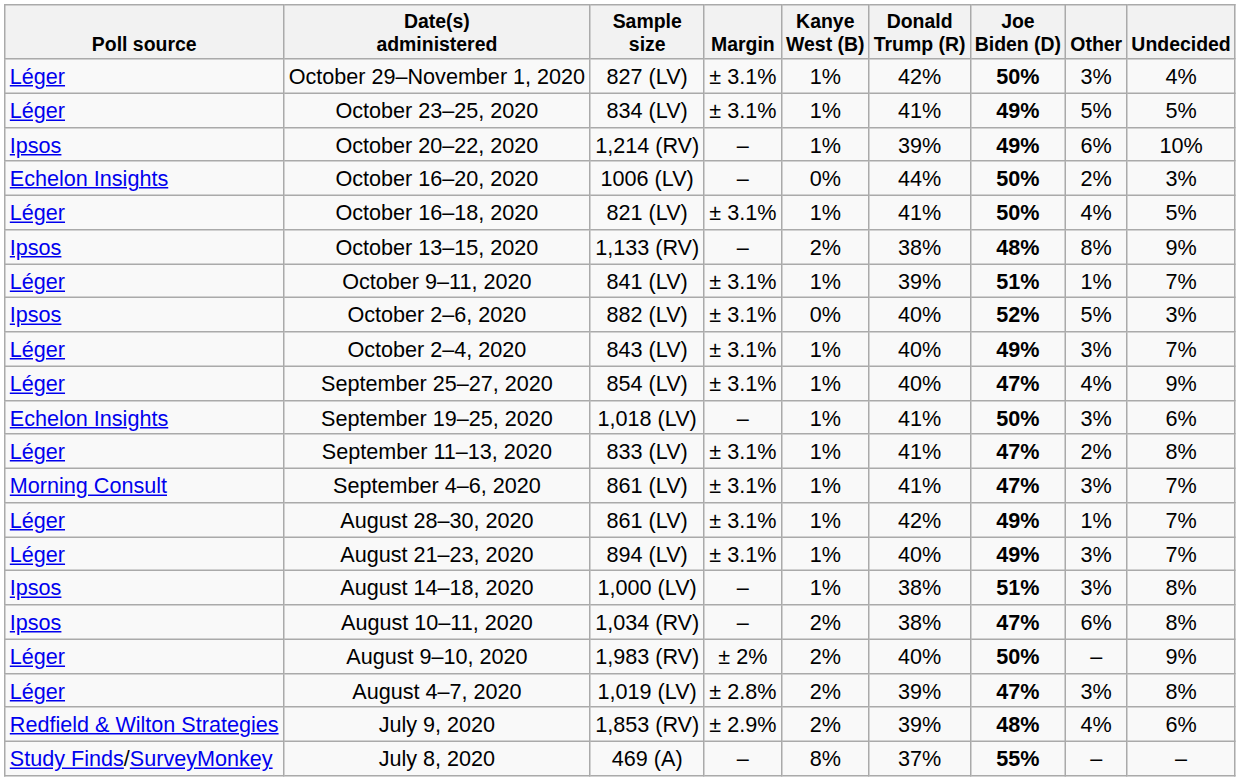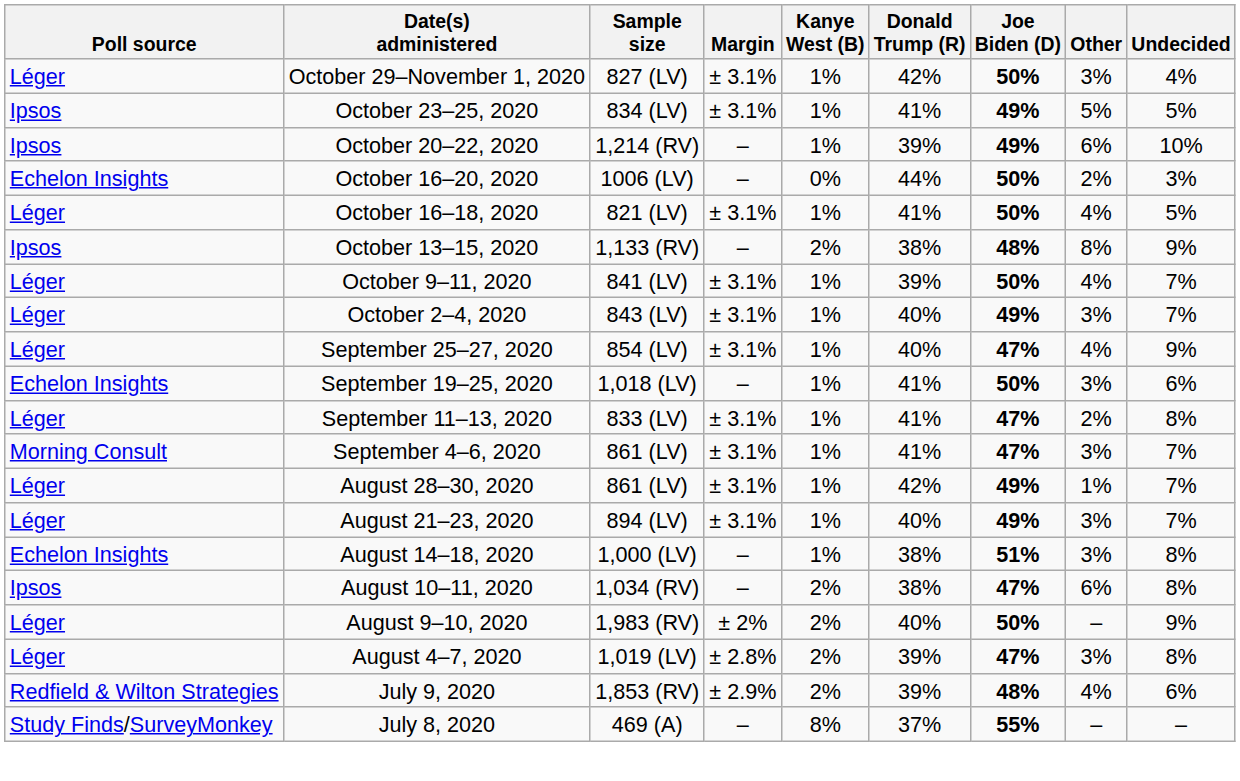(37, 111) Léger -> (36, 111) Ipsos
(1018, 281) 51% -> (1018, 281) 50%
(1096, 281) 1% -> (1096, 281) 4%
- row: (437, 315)
(36, 588) Ipsos -> (89, 554) Echelon Insights
